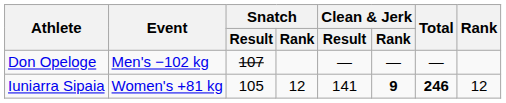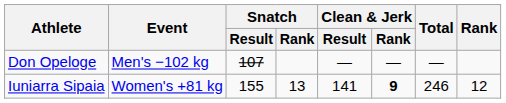(251, 86) 105 -> (251, 86) 155
(297, 86) 12 -> (297, 86) 13
(436, 86) bold -> (436, 86) normal
